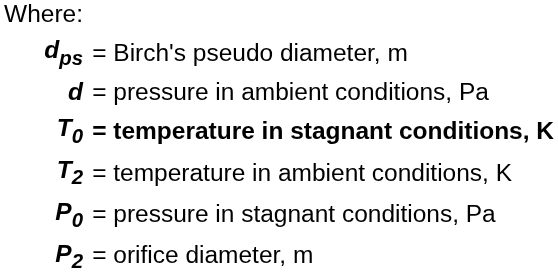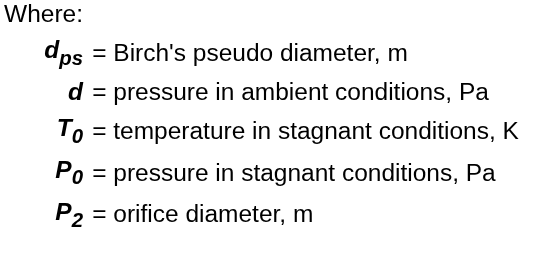(323, 131) bold -> (306, 131) normal
- row: (70, 173)
